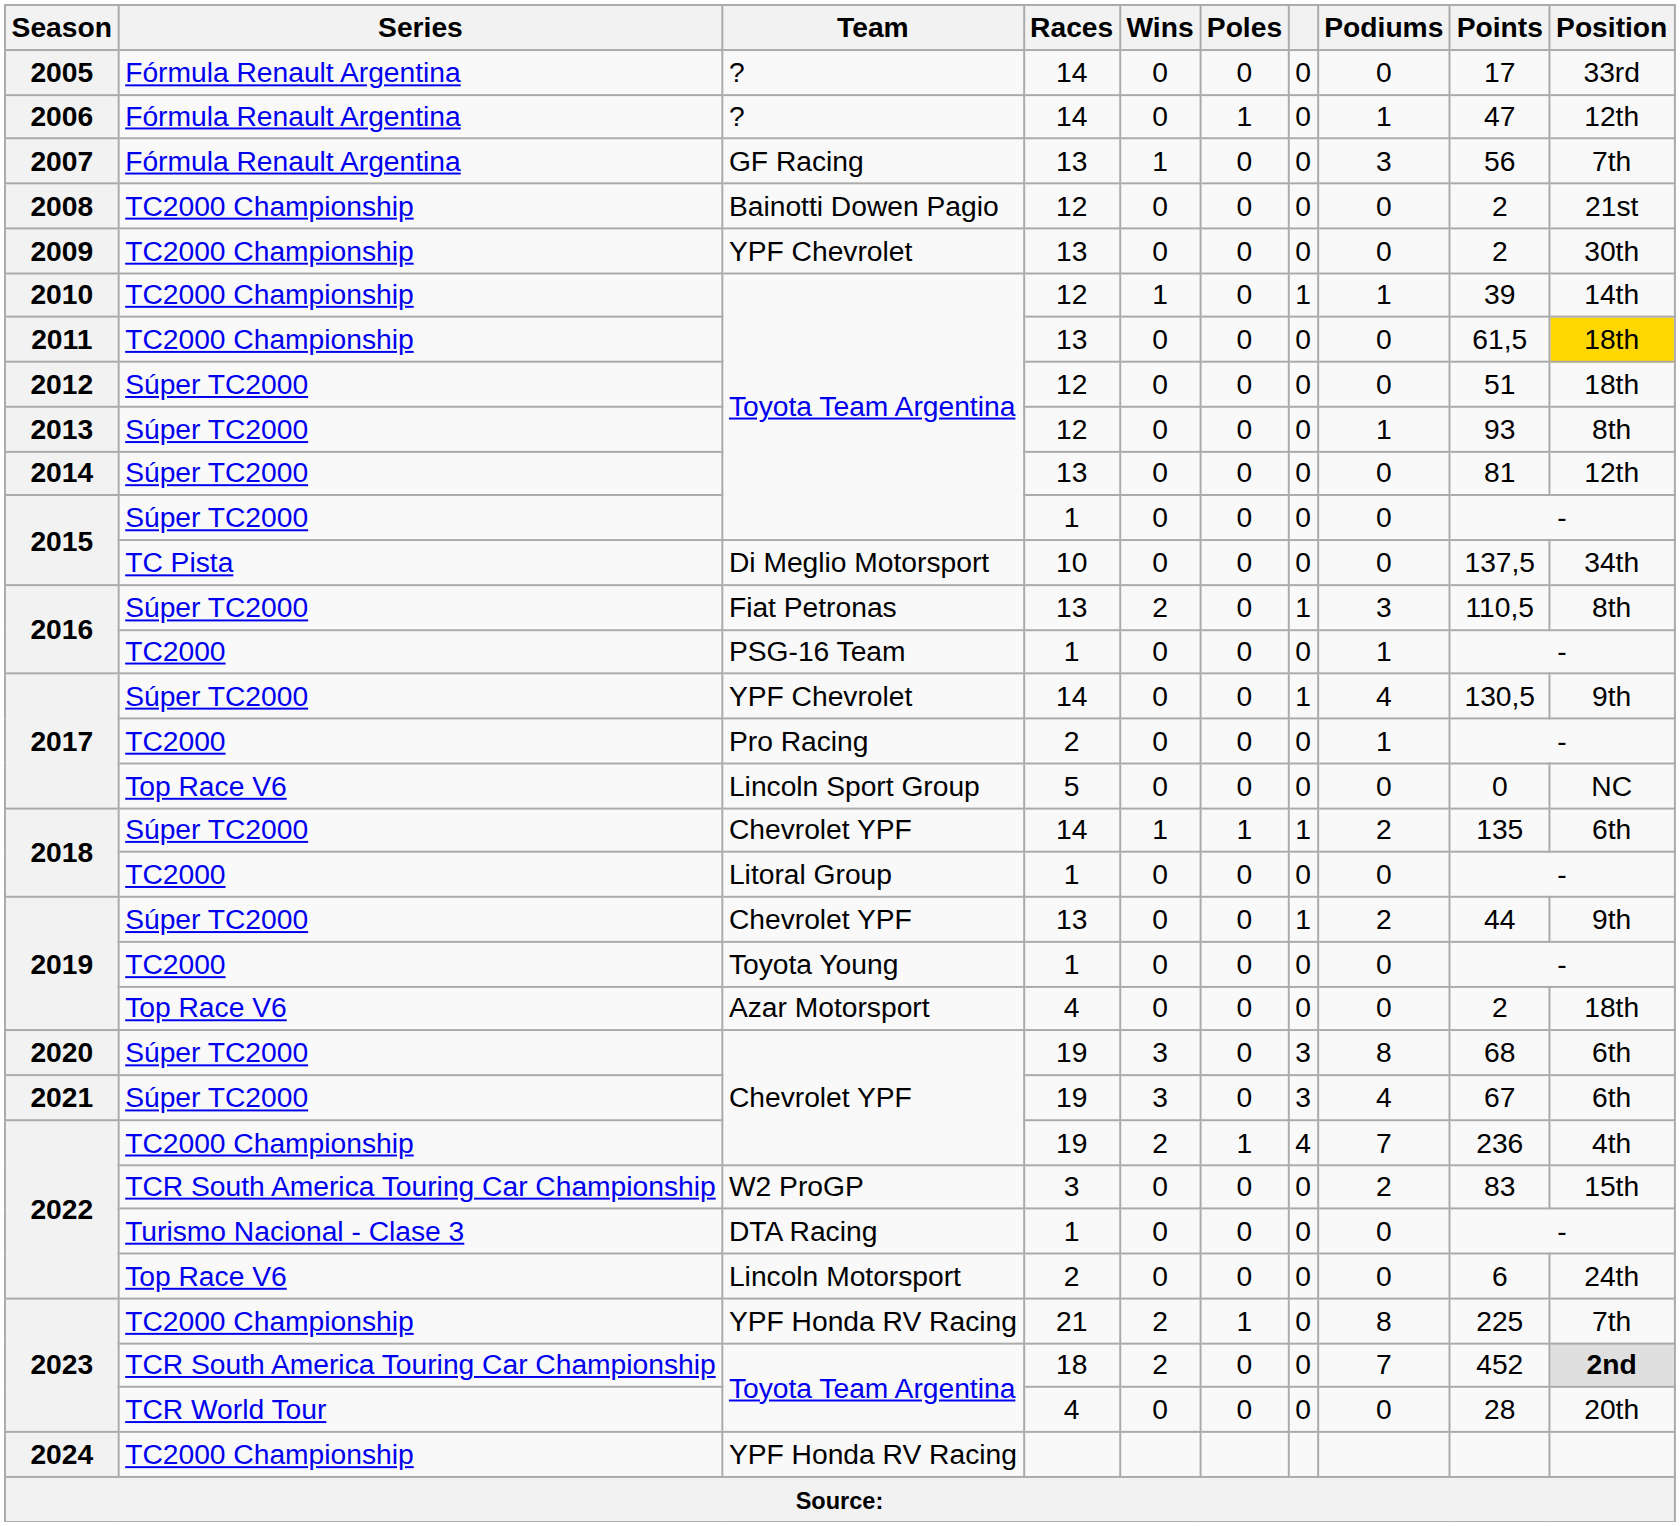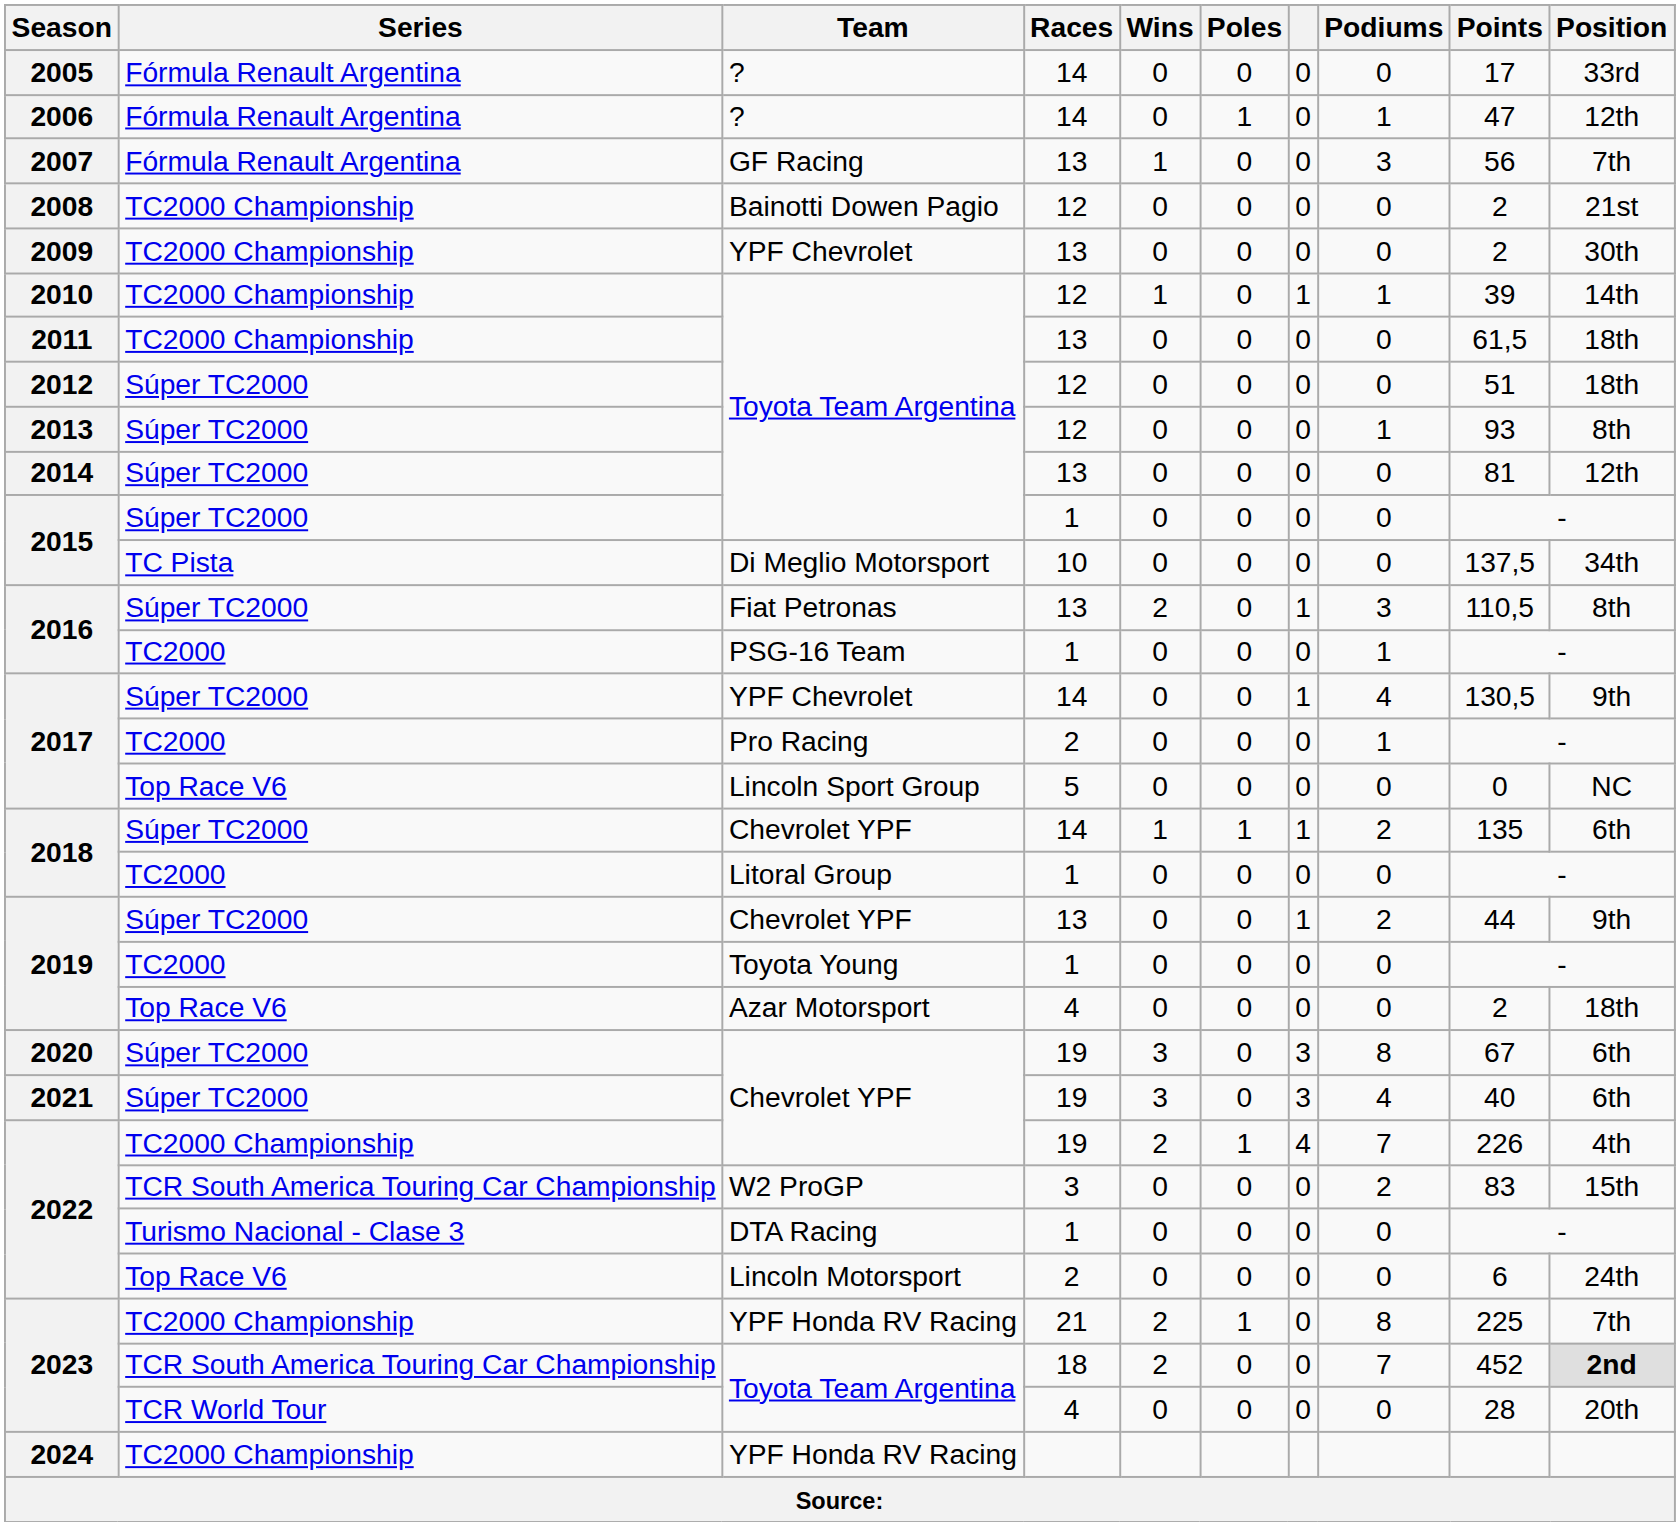(1612, 340) gold background -> (1612, 340) no background
(1500, 1053) 68 -> (1500, 1053) 67
(1500, 1098) 67 -> (1500, 1098) 40
(1500, 1142) 236 -> (1500, 1142) 226
